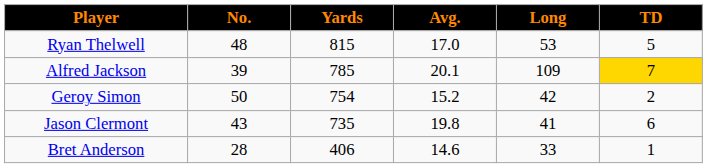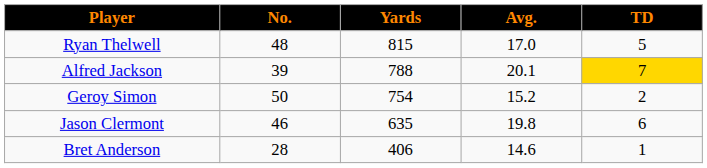- column: (548, 17)
(342, 70) 785 -> (400, 70) 788
(239, 123) 43 -> (280, 123) 46
(342, 123) 735 -> (400, 123) 635
